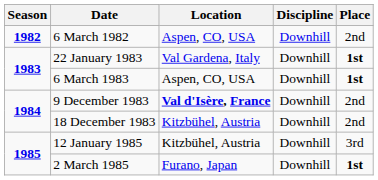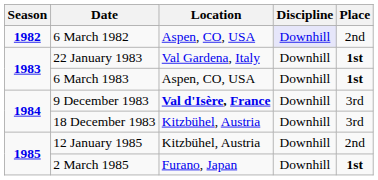(305, 36) no background -> (305, 36) lavender background
(355, 100) 2nd -> (355, 100) 3rd
(355, 121) 2nd -> (355, 121) 3rd
(355, 143) 3rd -> (355, 143) 2nd
